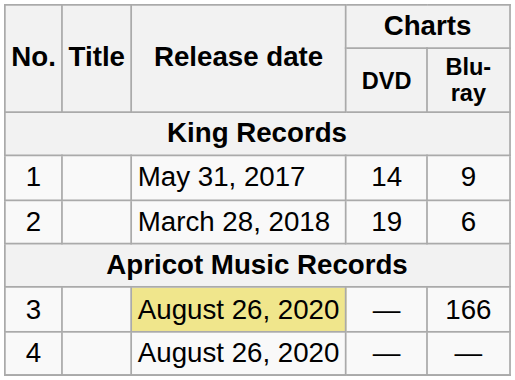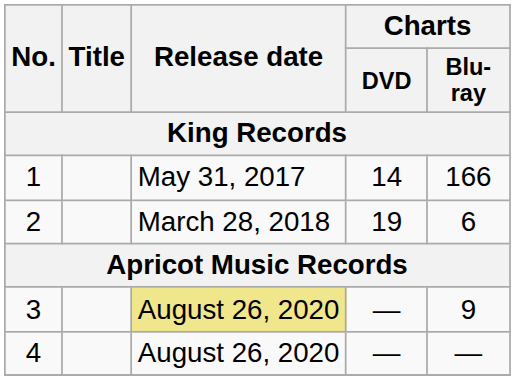(468, 177) 9 -> (468, 177) 166
(468, 308) 166 -> (468, 308) 9
